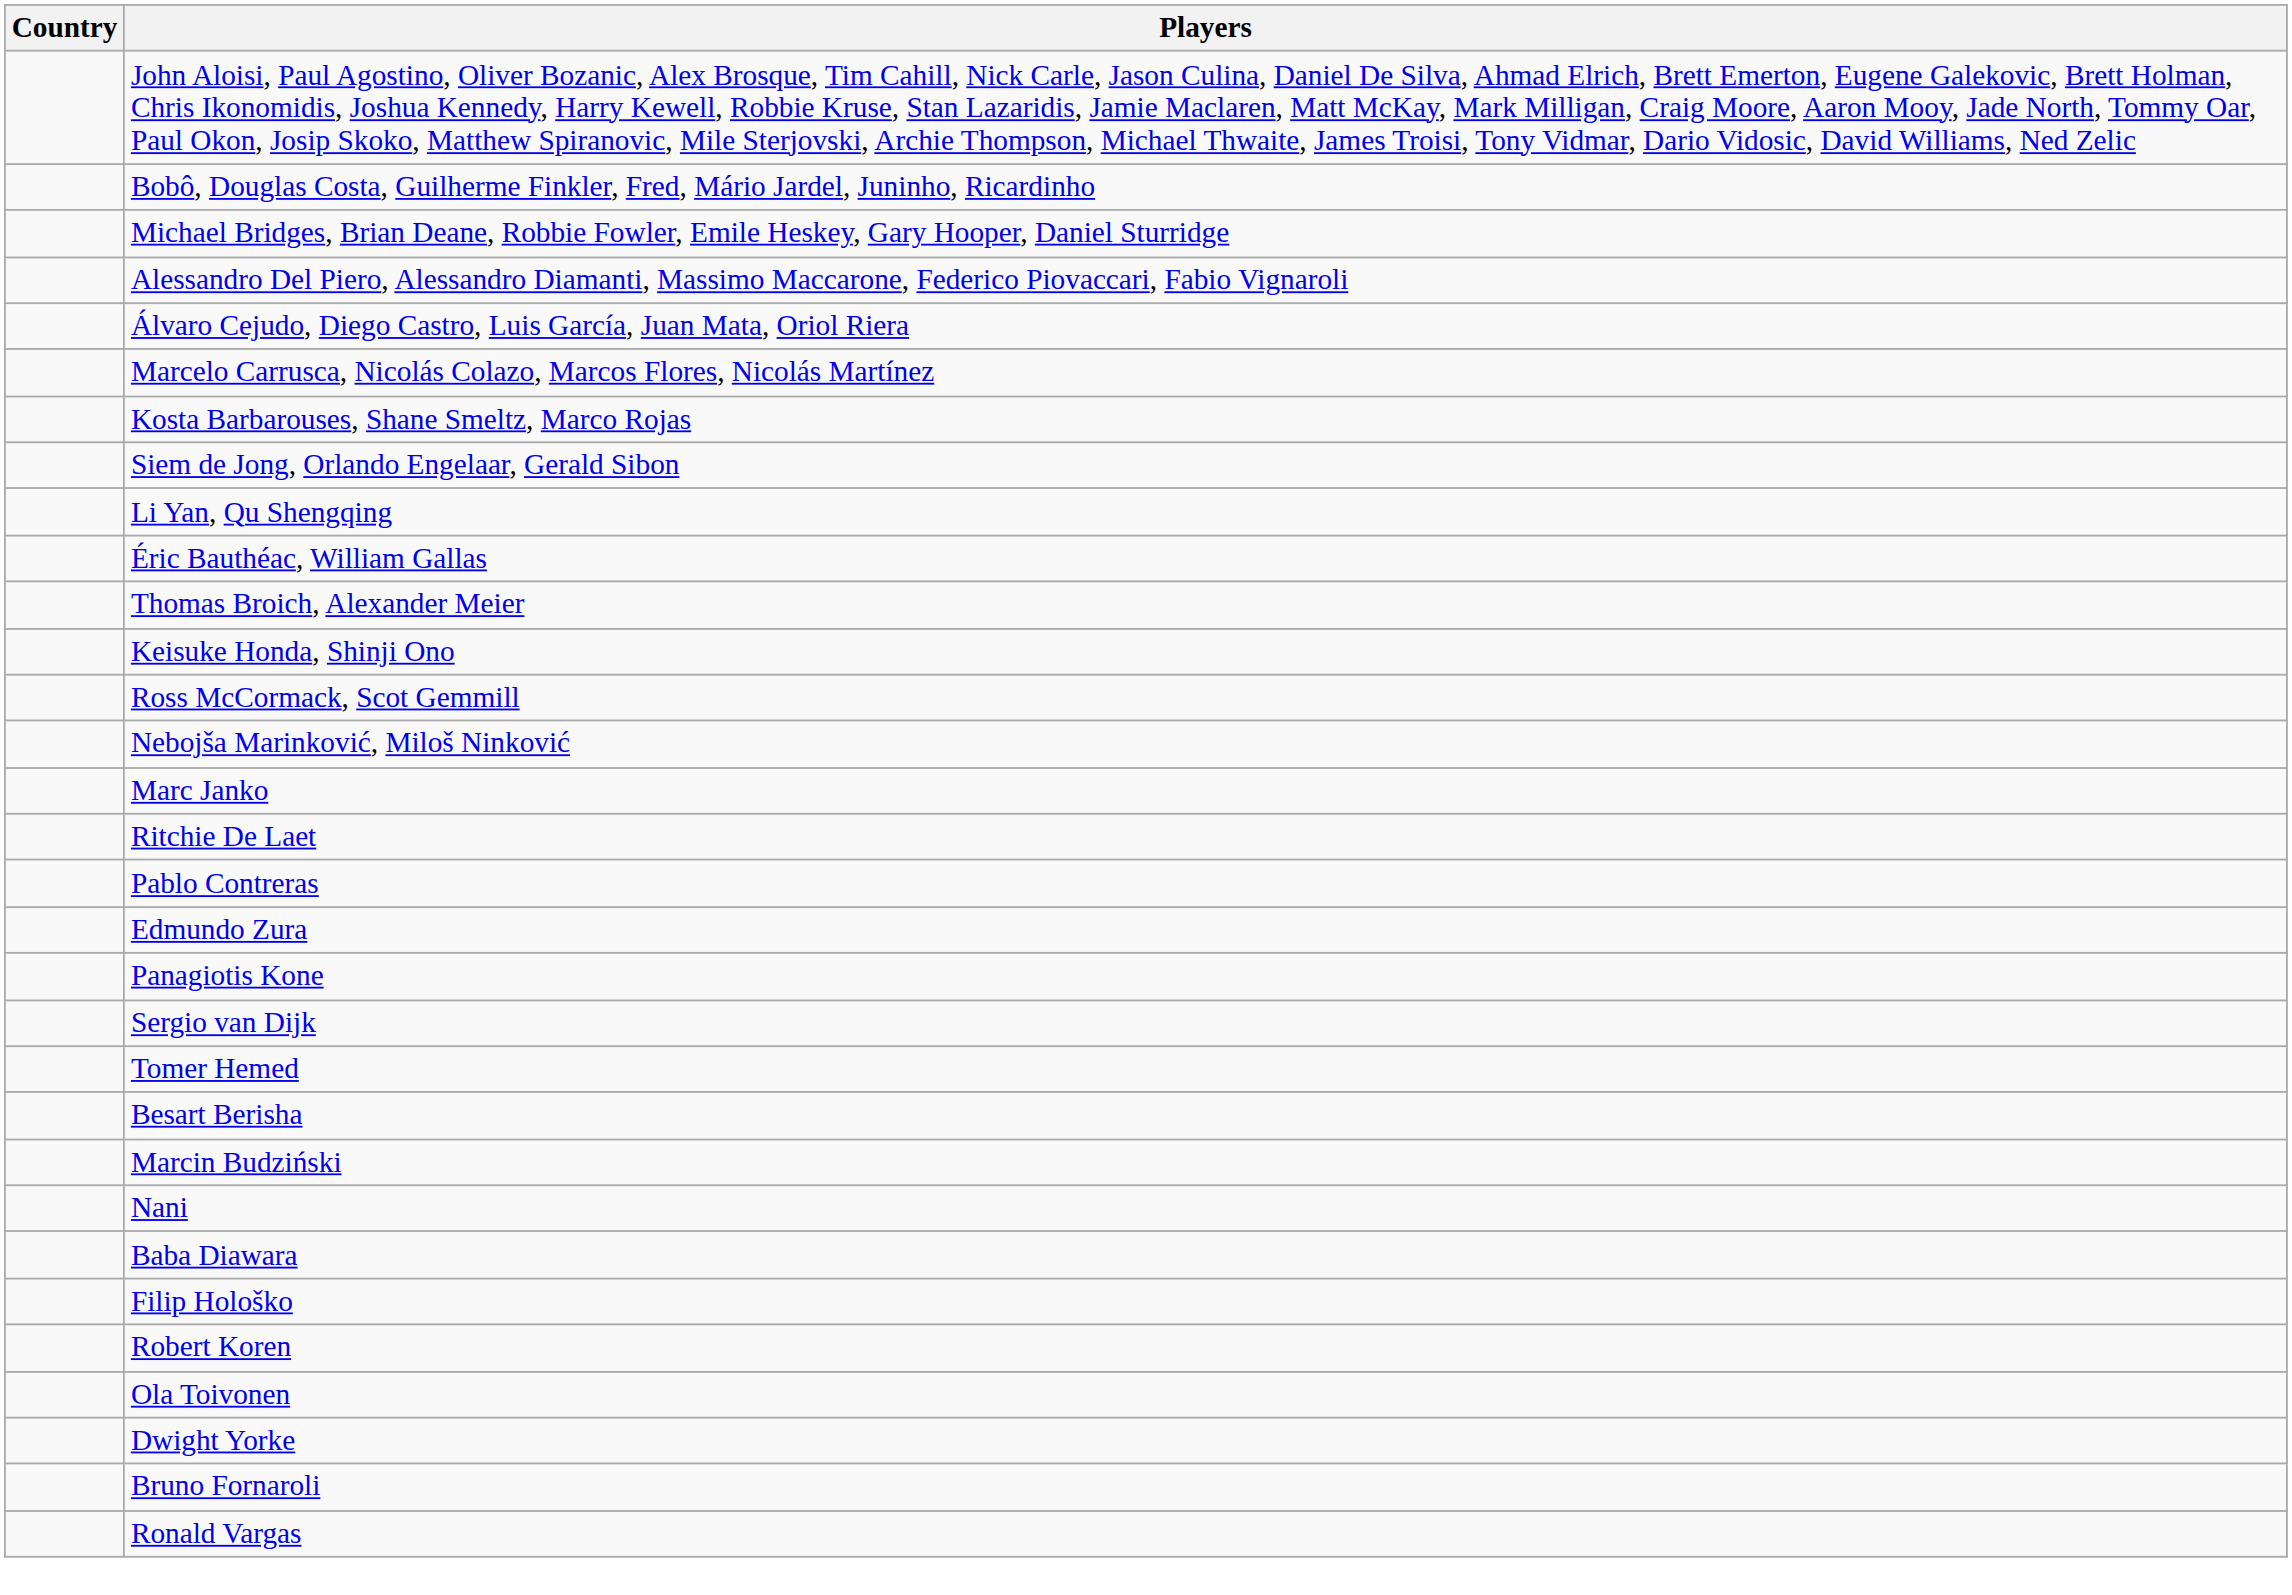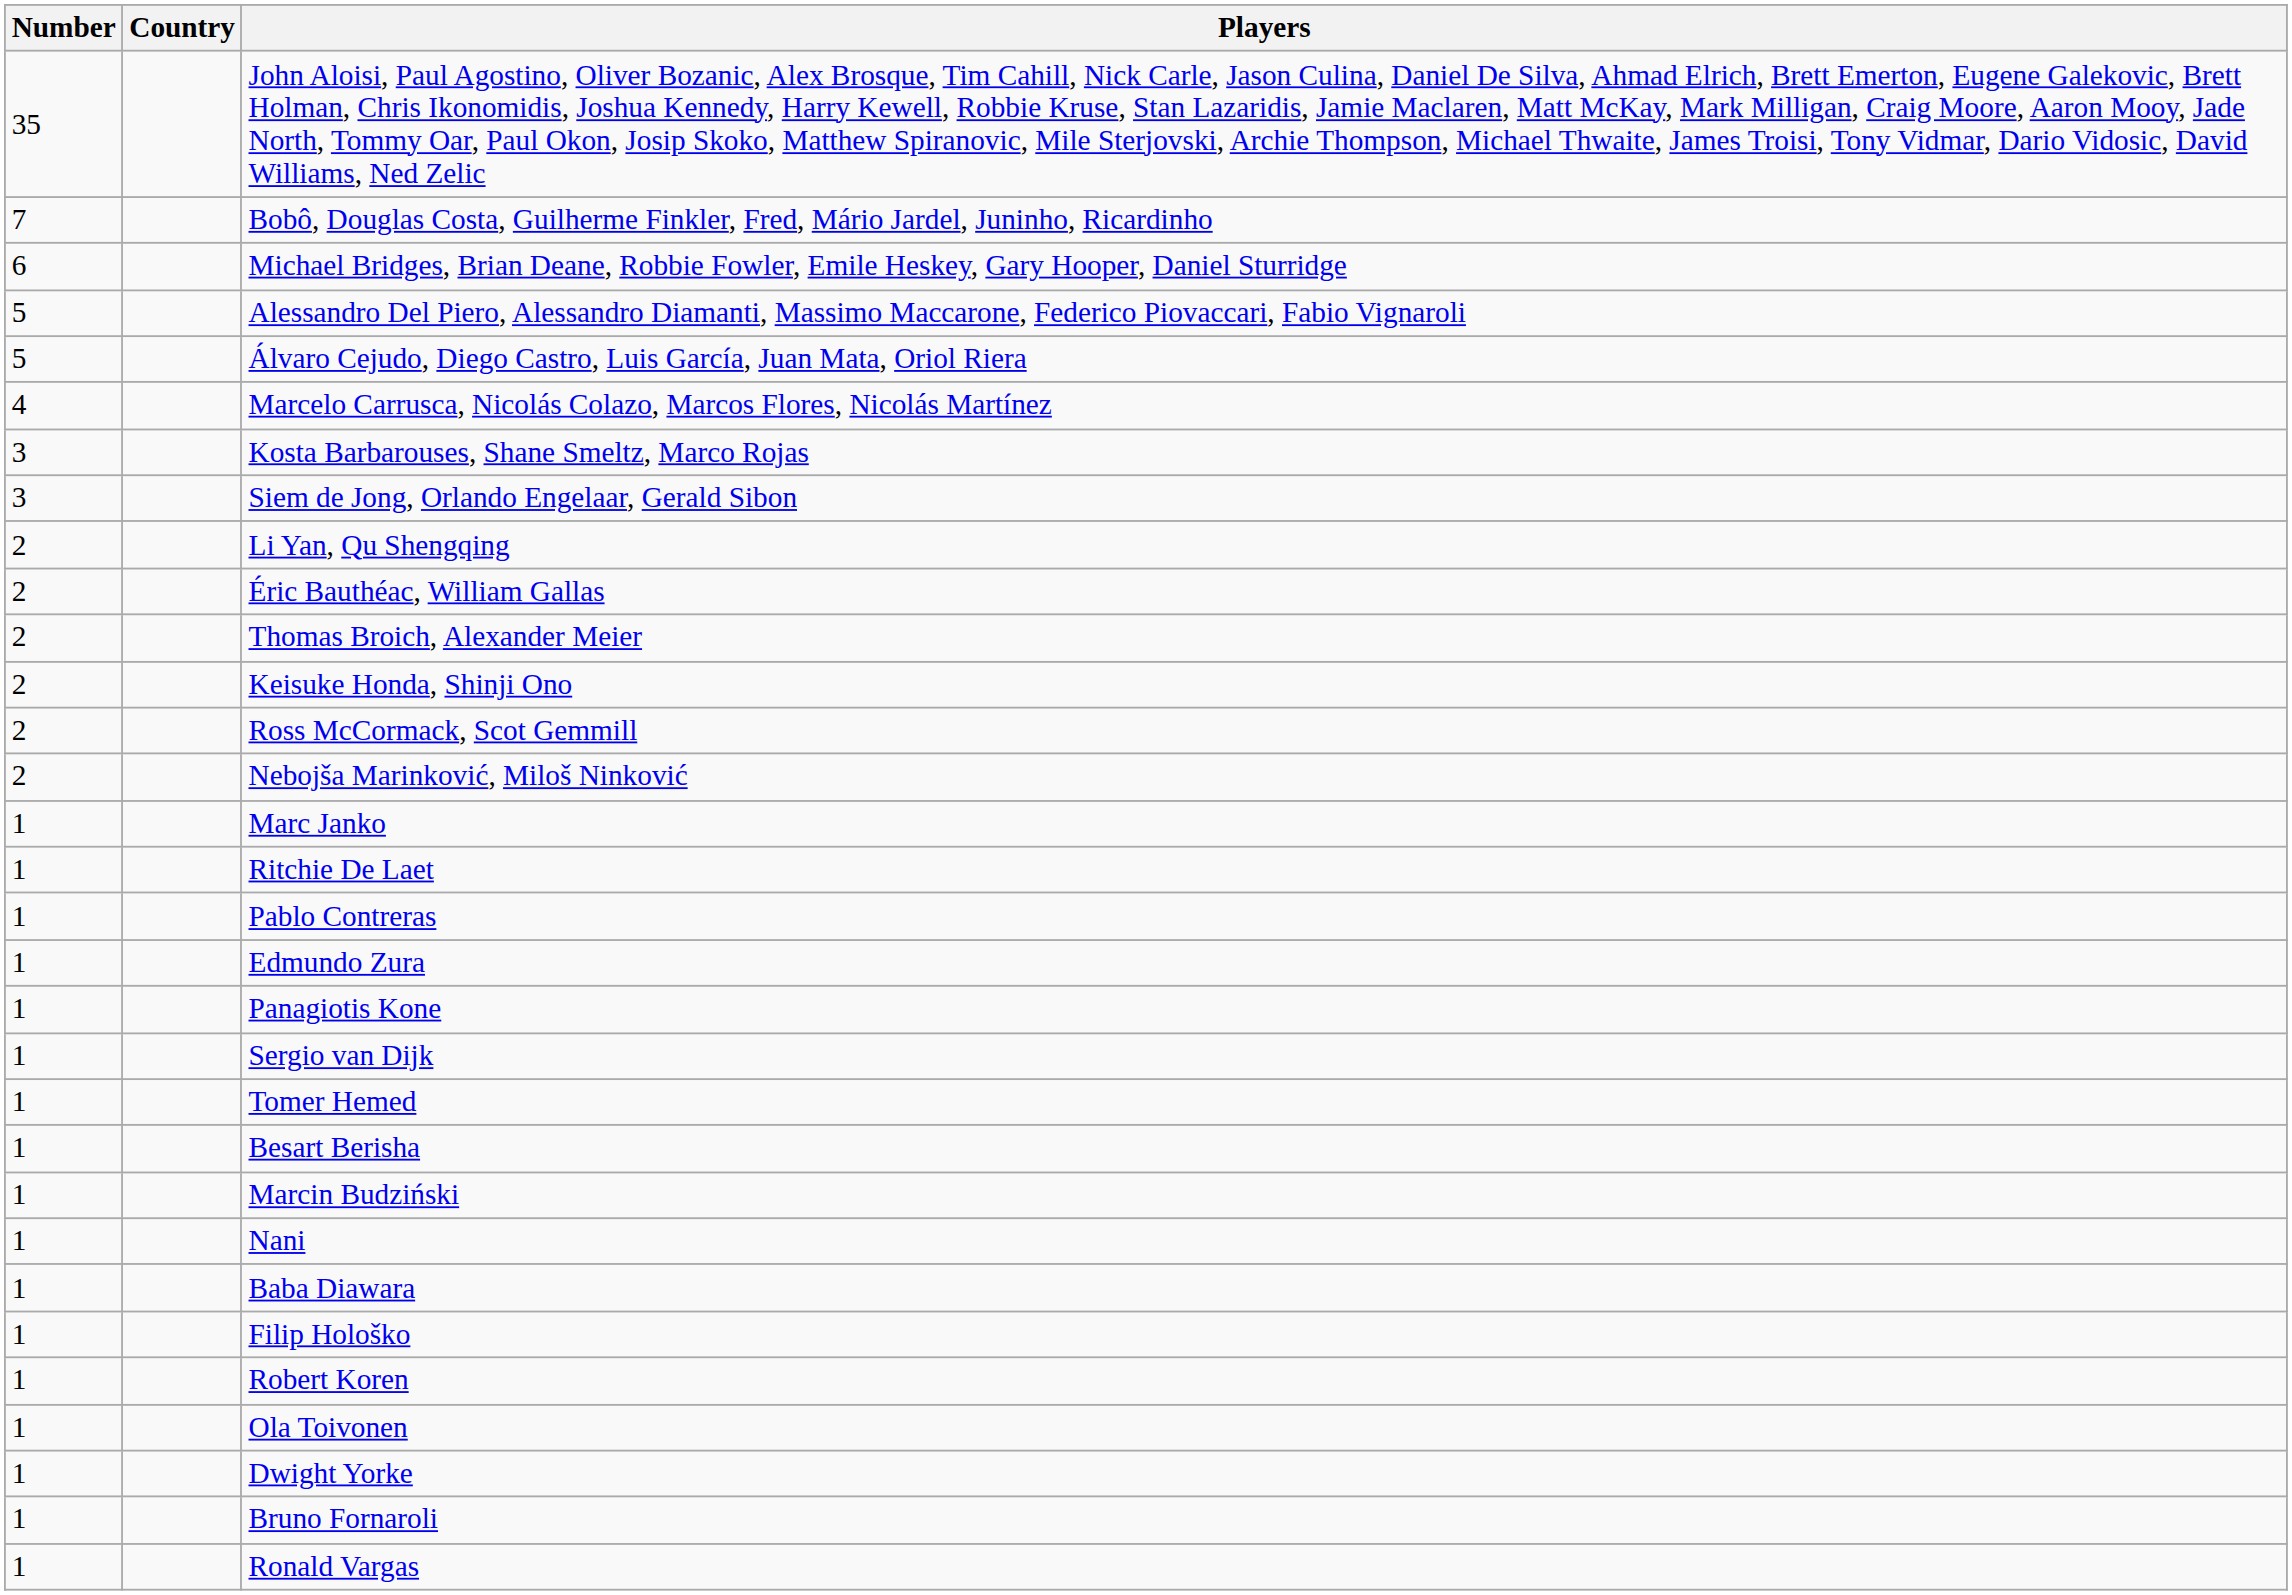+ column: (64, 27)
